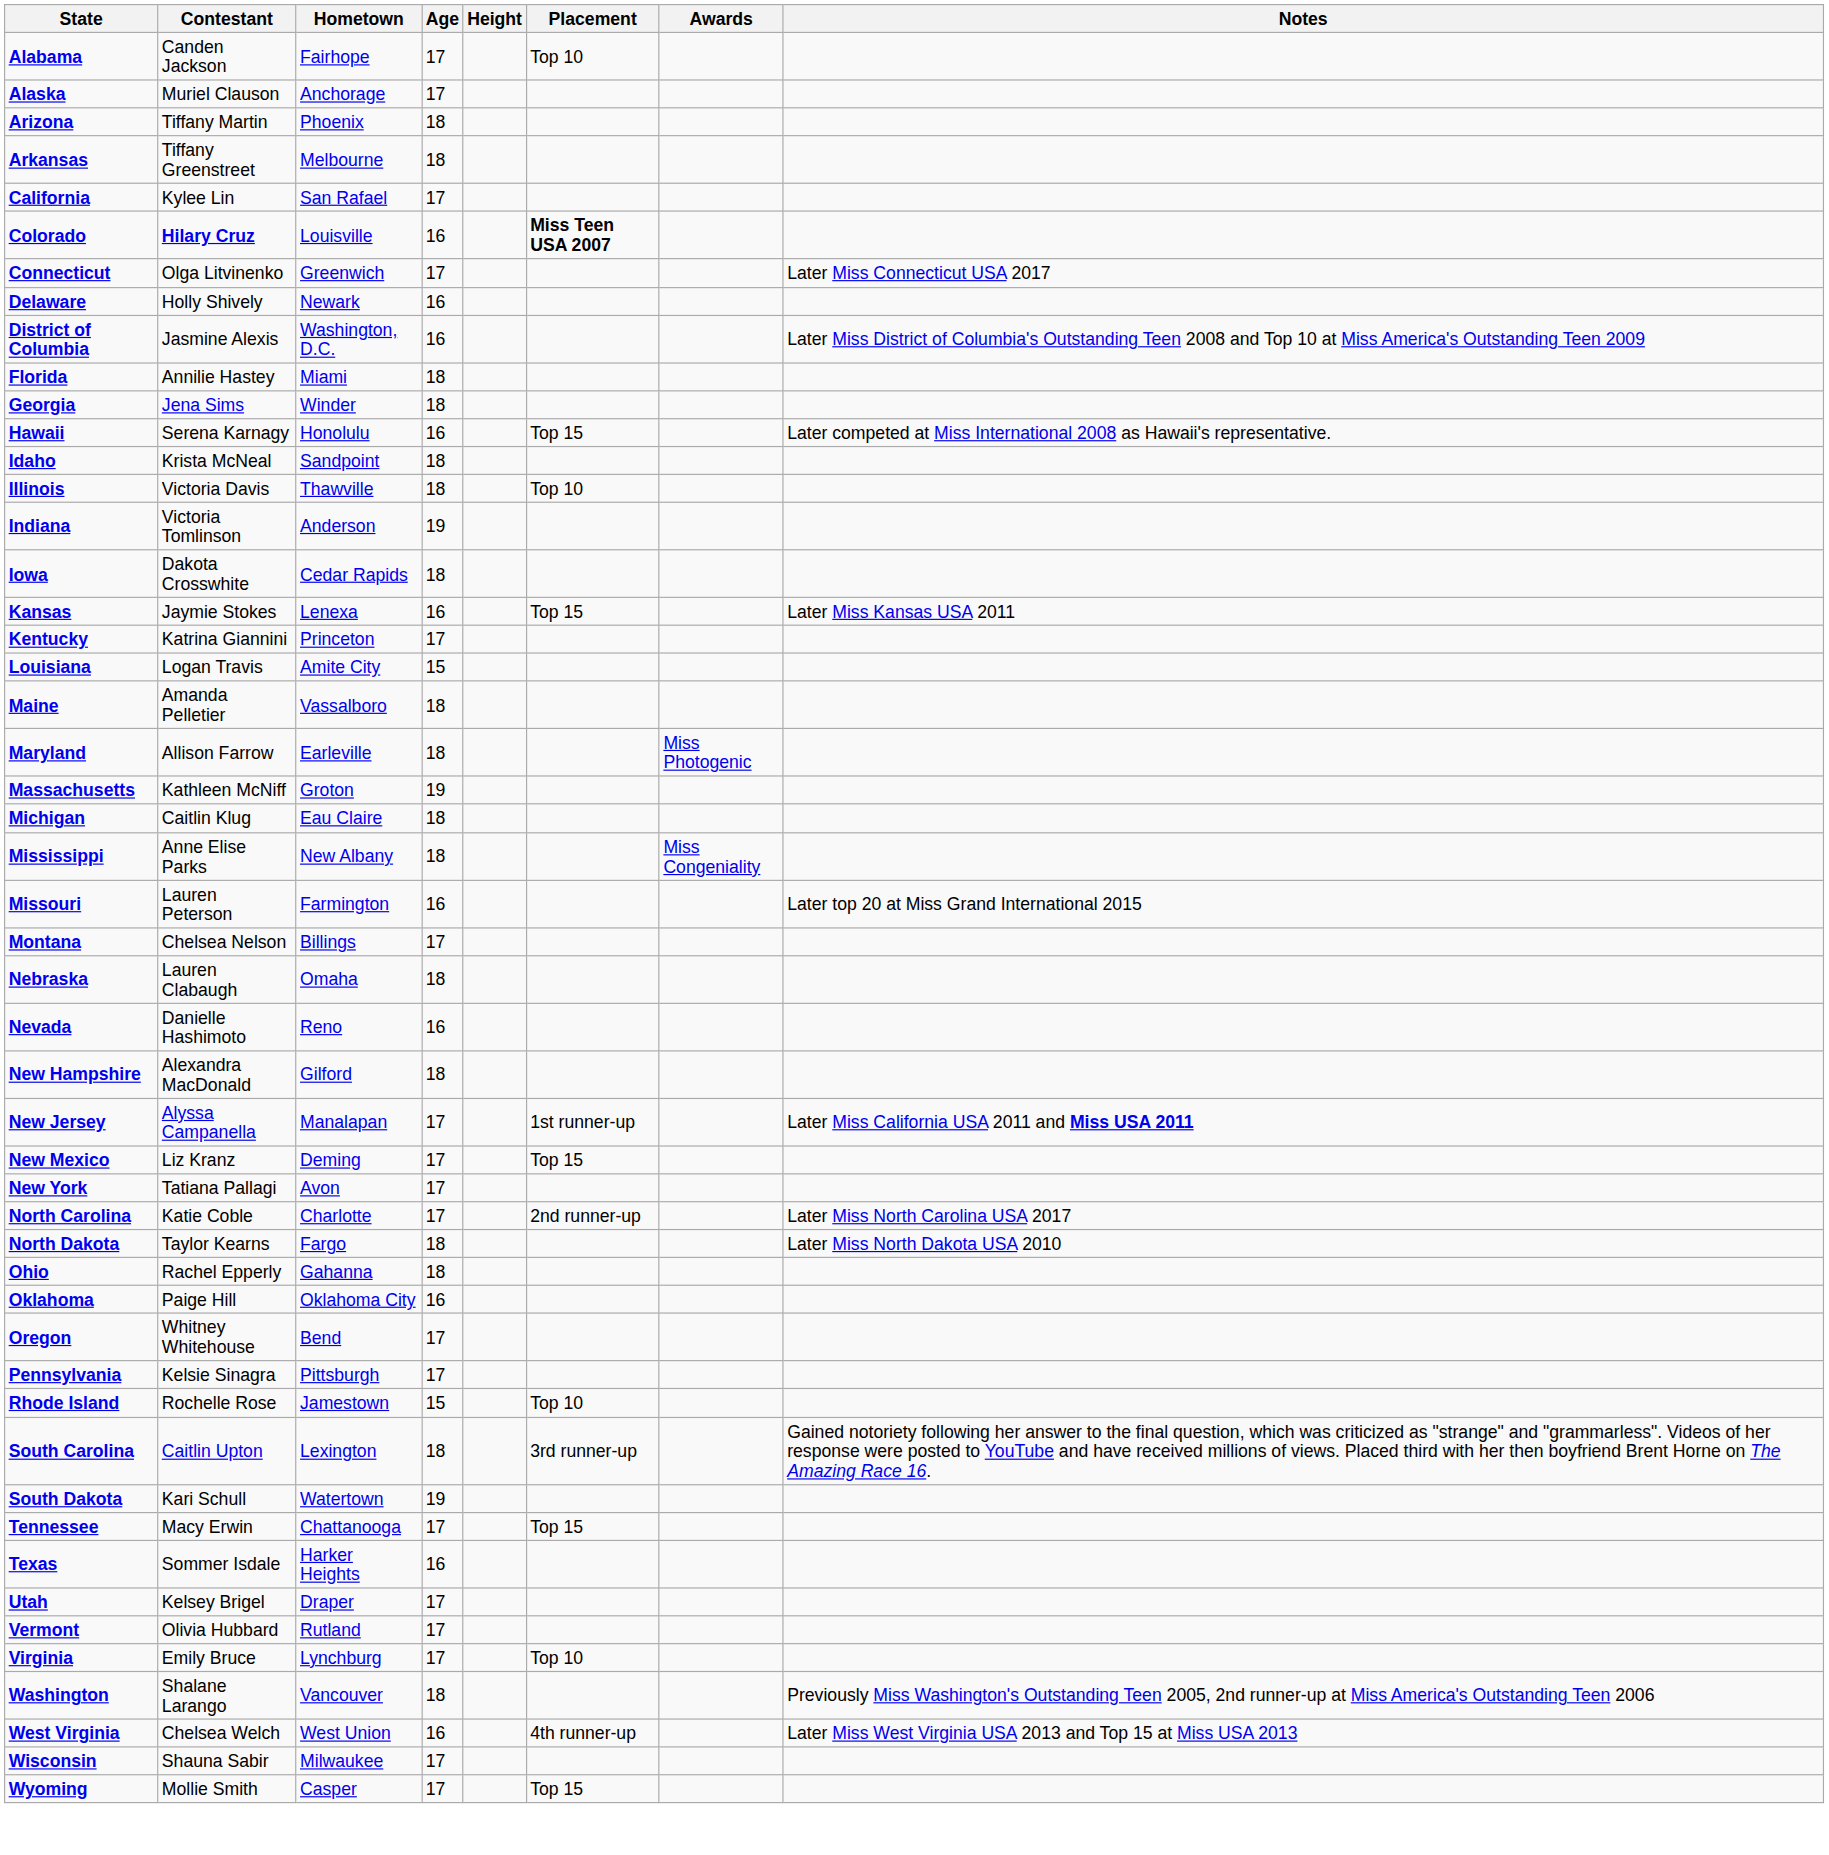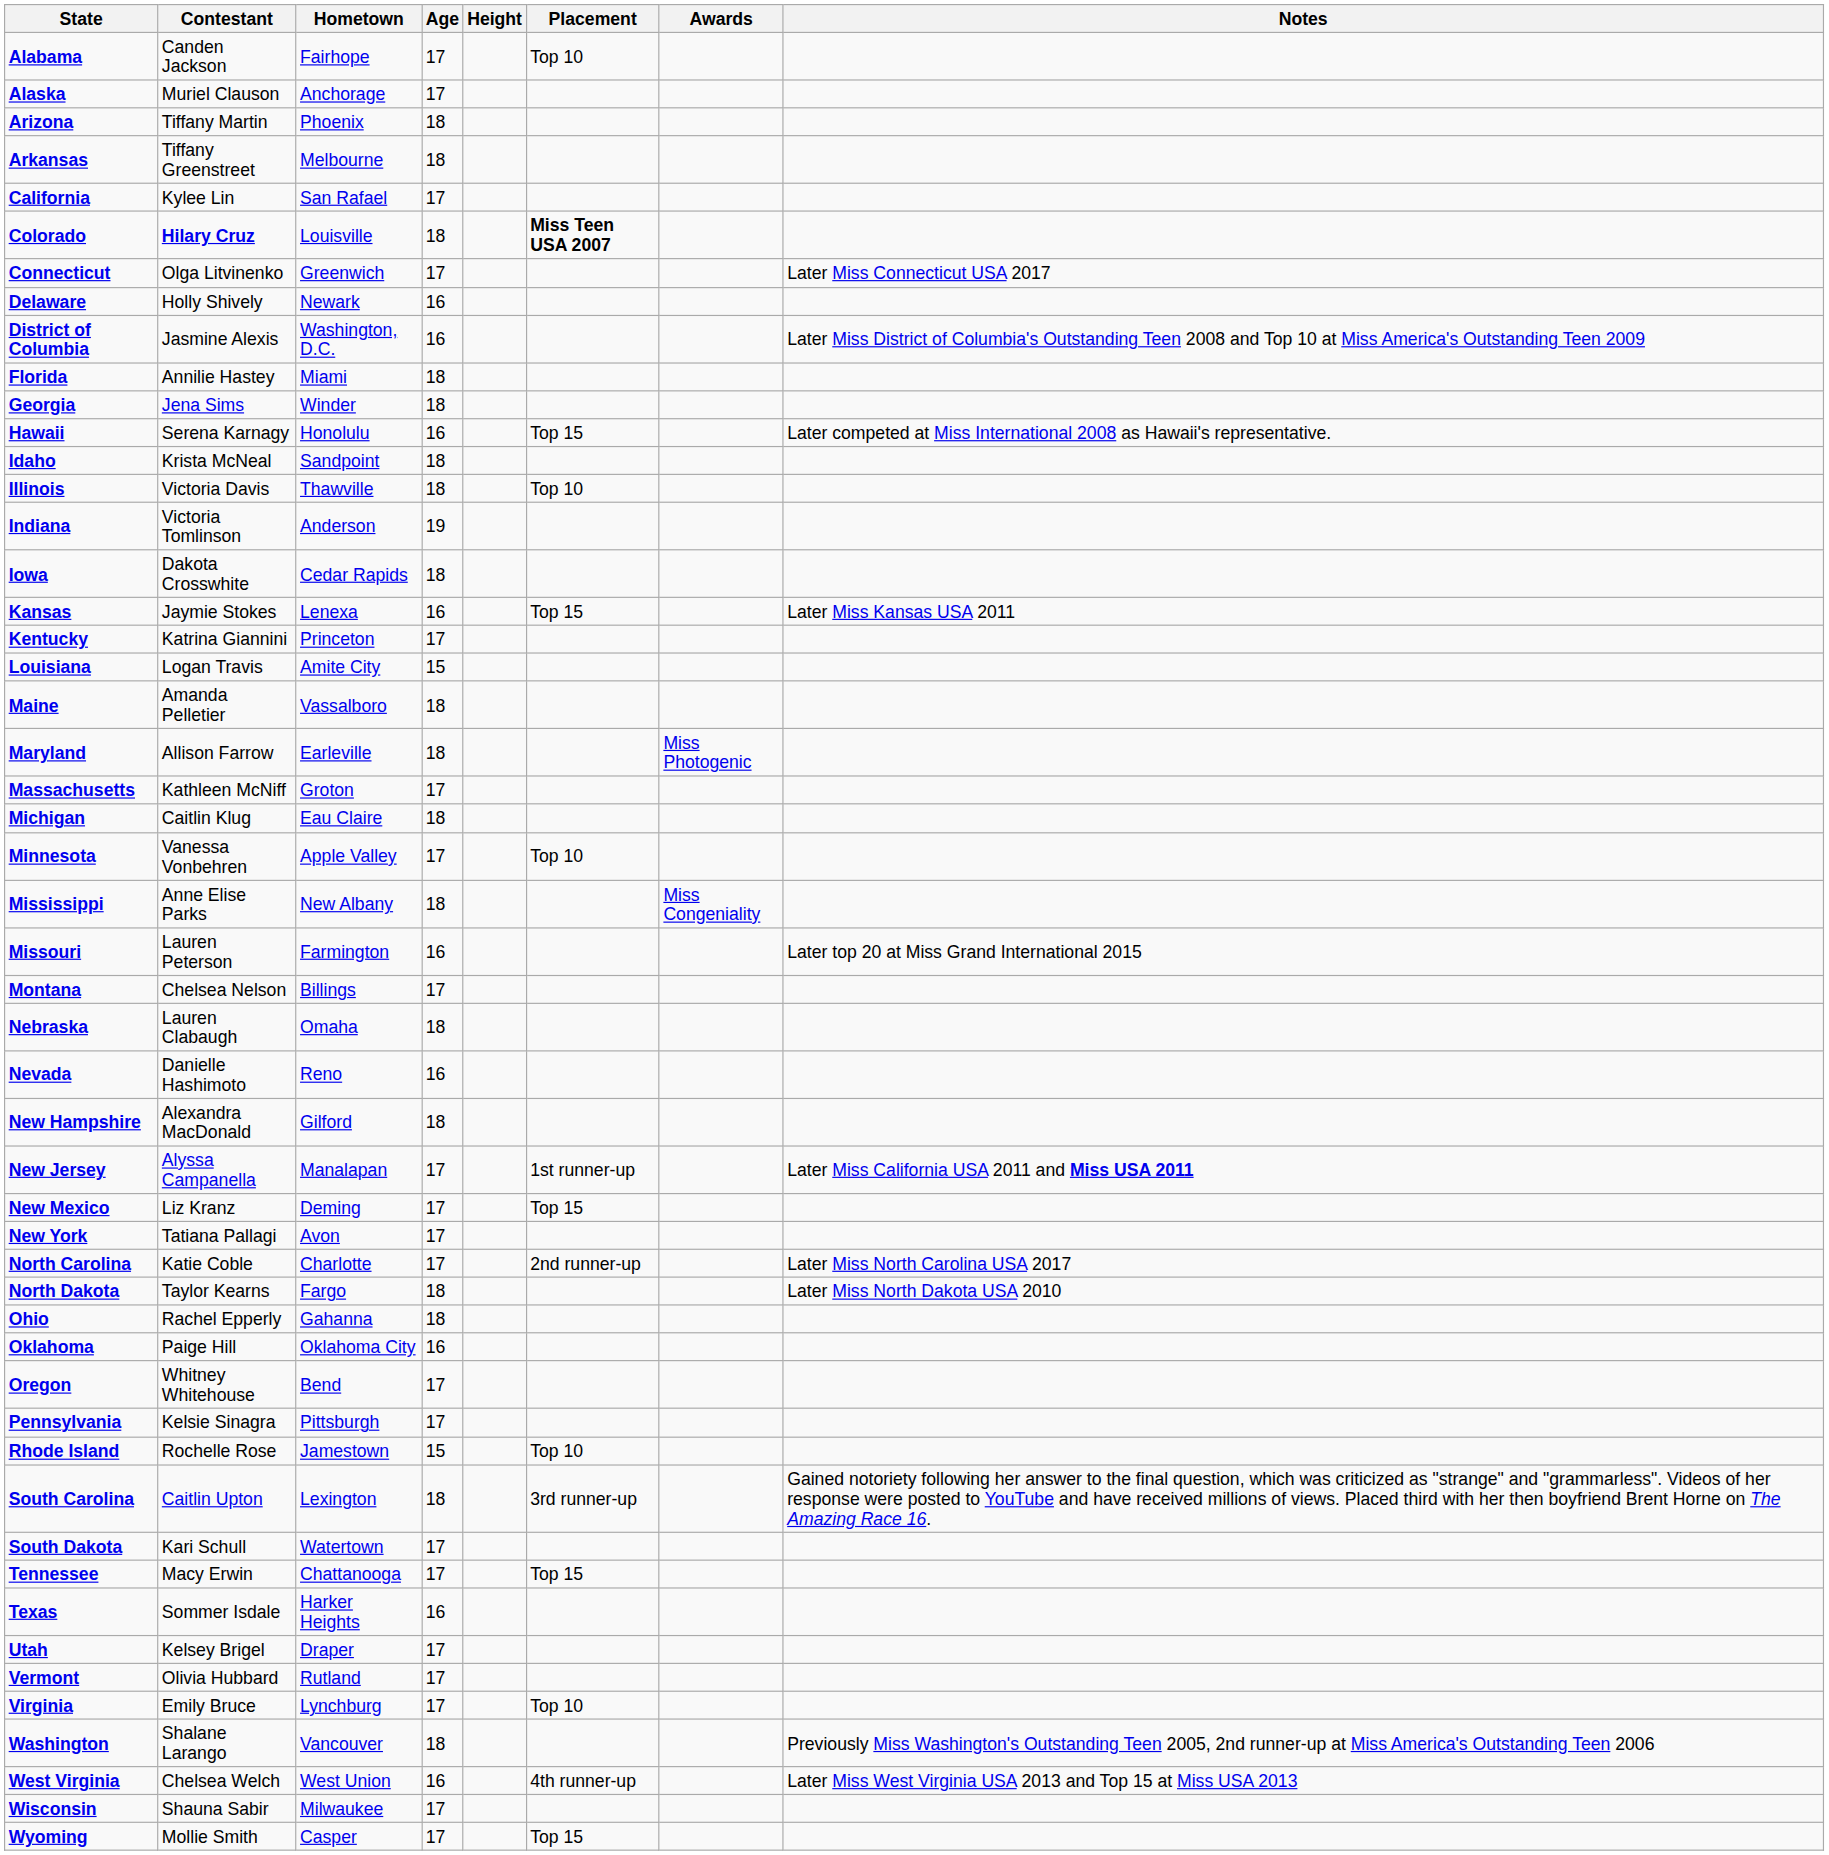(436, 235) 16 -> (436, 235) 18
(436, 791) 19 -> (436, 791) 17
+ row: (52, 856)
(436, 1498) 19 -> (436, 1546) 17
